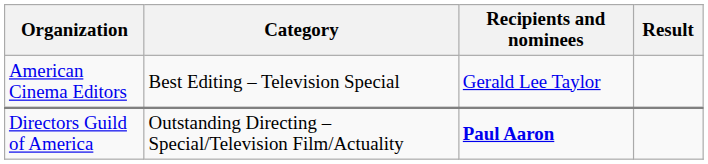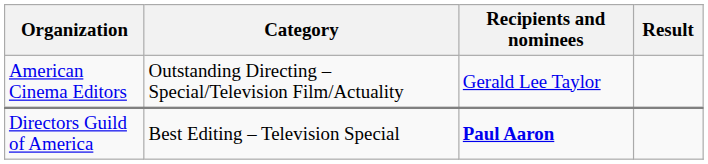(274, 81) Best Editing – Television Special -> (276, 81) Outstanding Directing – Special/Television Film/Actuality
(276, 133) Outstanding Directing – Special/Television Film/Actuality -> (274, 133) Best Editing – Television Special
